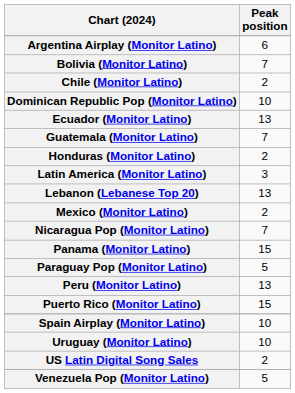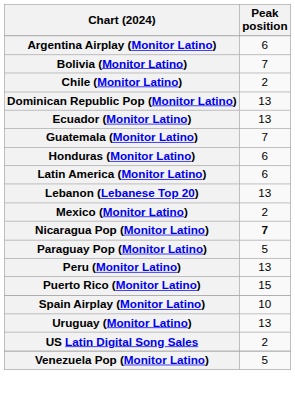(265, 100) 10 -> (265, 100) 13
(265, 156) 2 -> (265, 156) 6
(265, 175) 3 -> (265, 175) 6
(265, 230) normal -> (265, 230) bold
- row: (122, 249)
(265, 341) 10 -> (265, 323) 13
